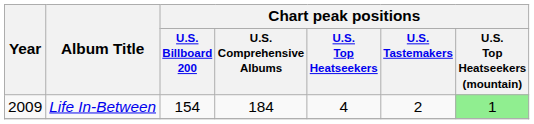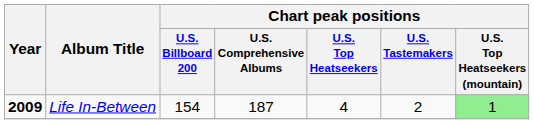(25, 106) normal -> (25, 106) bold
(261, 106) 184 -> (261, 106) 187
